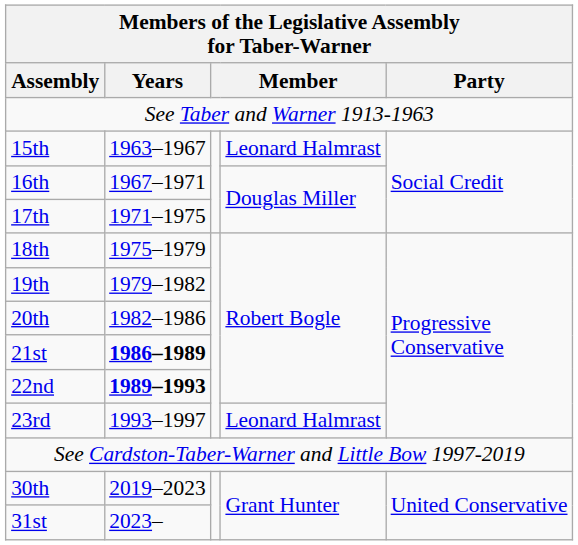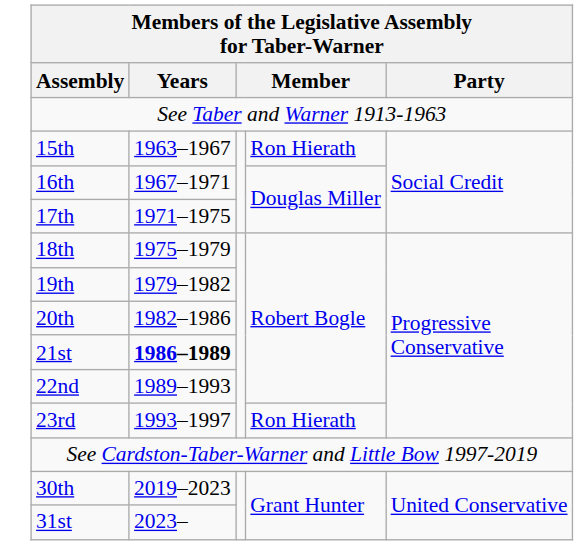(303, 148) Leonard Halmrast -> (303, 148) Ron Hierath
(157, 386) bold -> (182, 386) normal
(303, 420) Leonard Halmrast -> (303, 420) Ron Hierath
